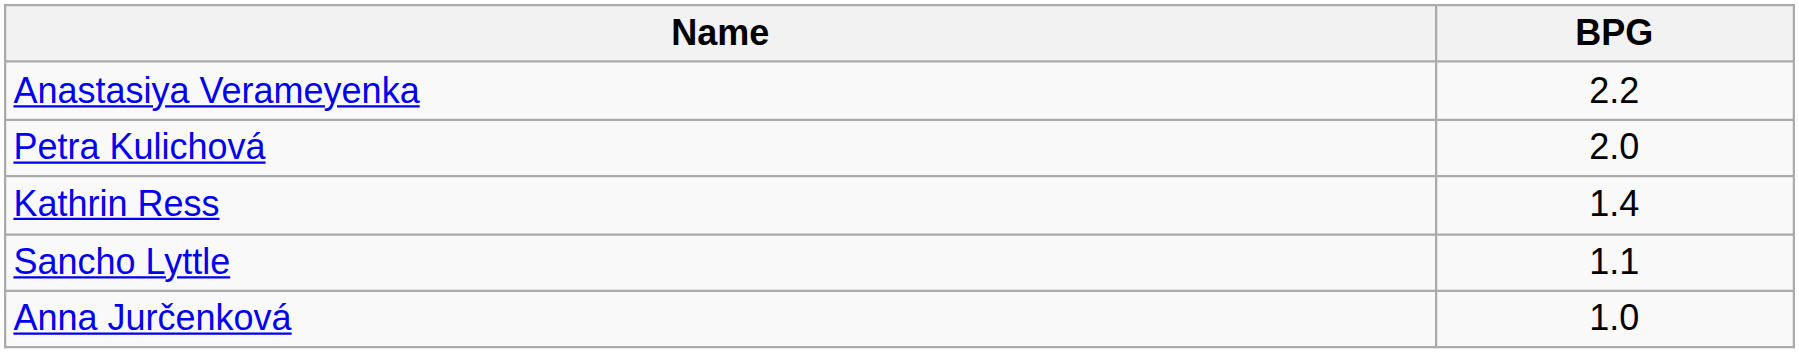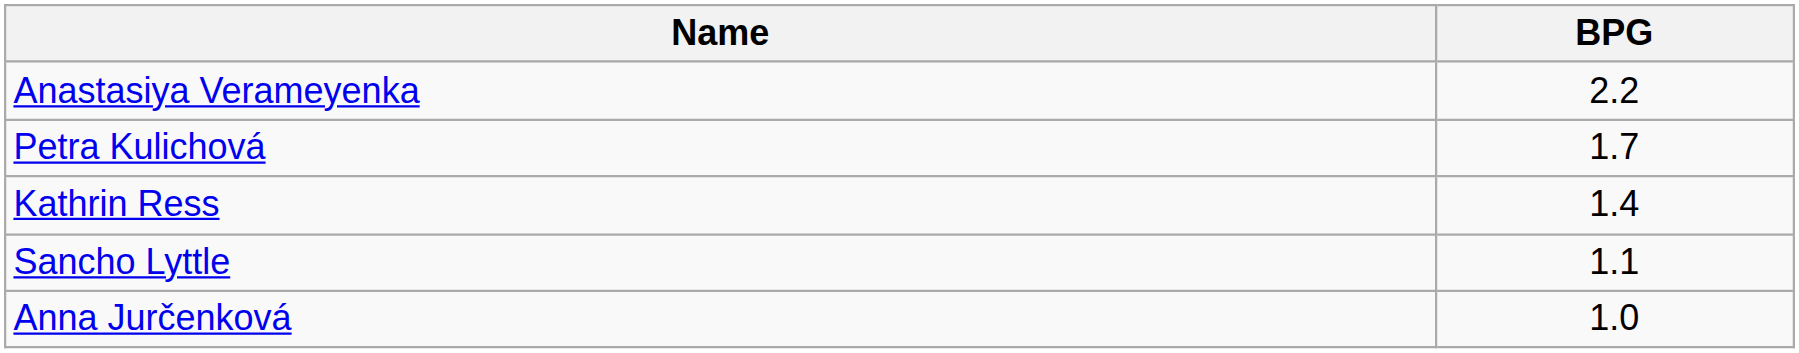(1614, 147) 2.0 -> (1614, 147) 1.7
